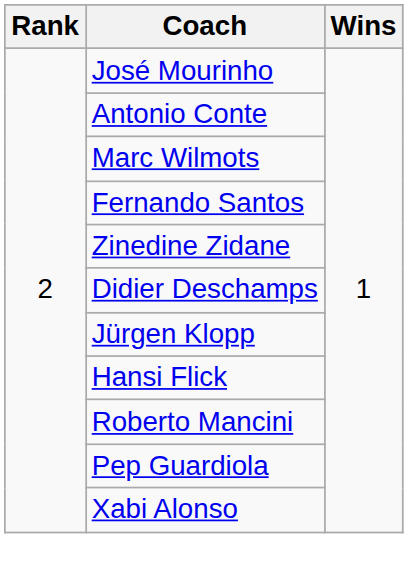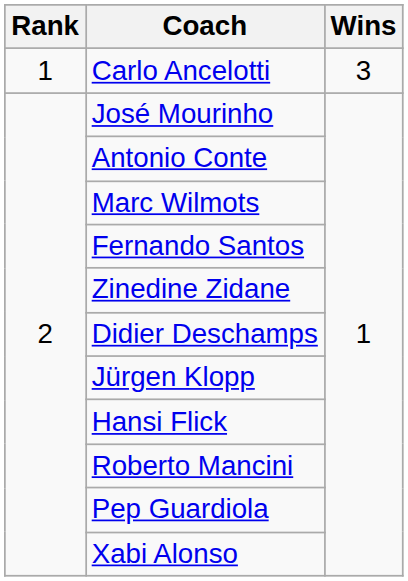+ row: (181, 70)
